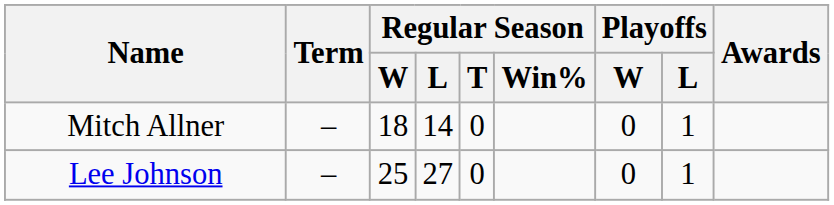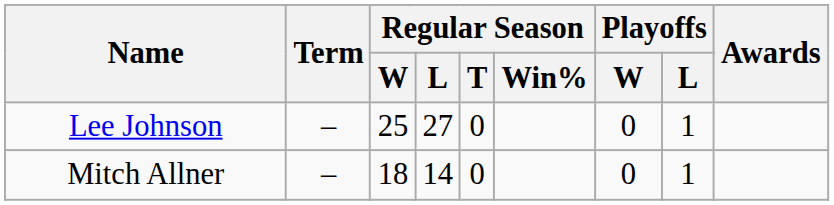rows swapped: (146, 125) <-> (146, 174)
